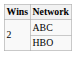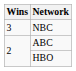+ row: (43, 27)
